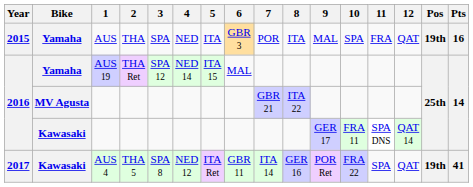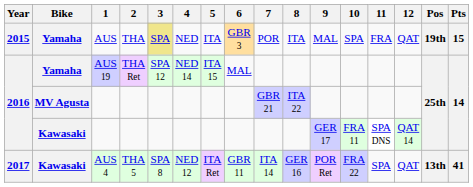(160, 39) no background -> (160, 39) khaki background
(458, 39) 16 -> (458, 39) 15
(435, 166) 19th -> (435, 166) 13th
